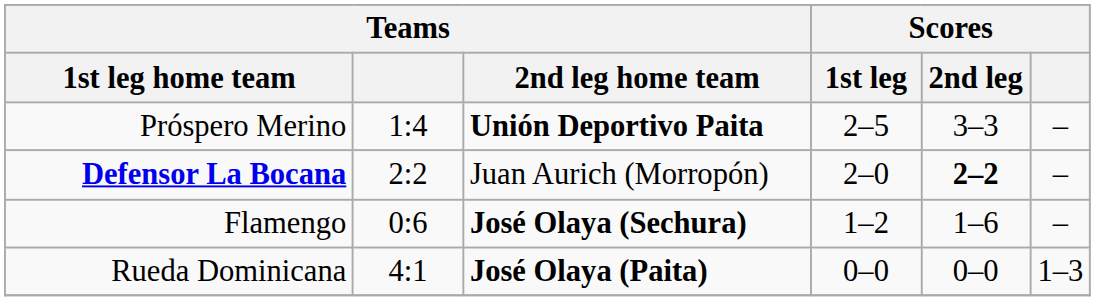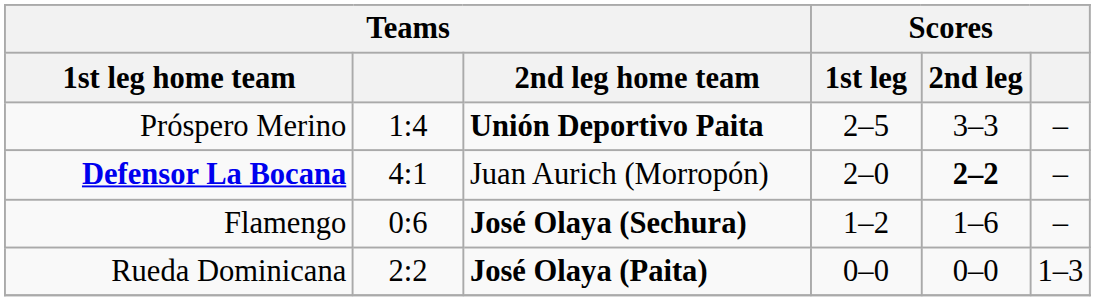(408, 174) 2:2 -> (408, 174) 4:1
(408, 271) 4:1 -> (408, 271) 2:2
